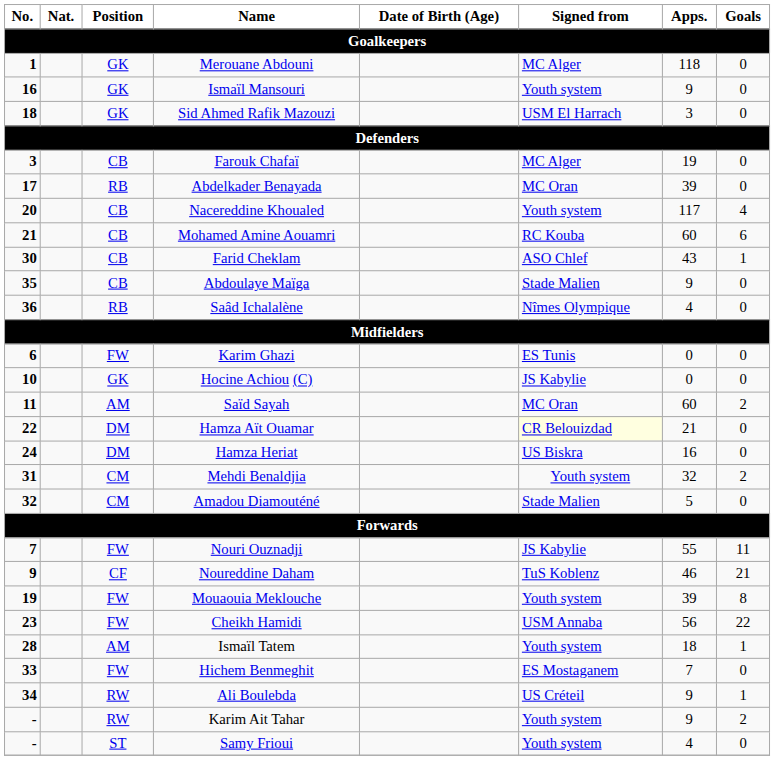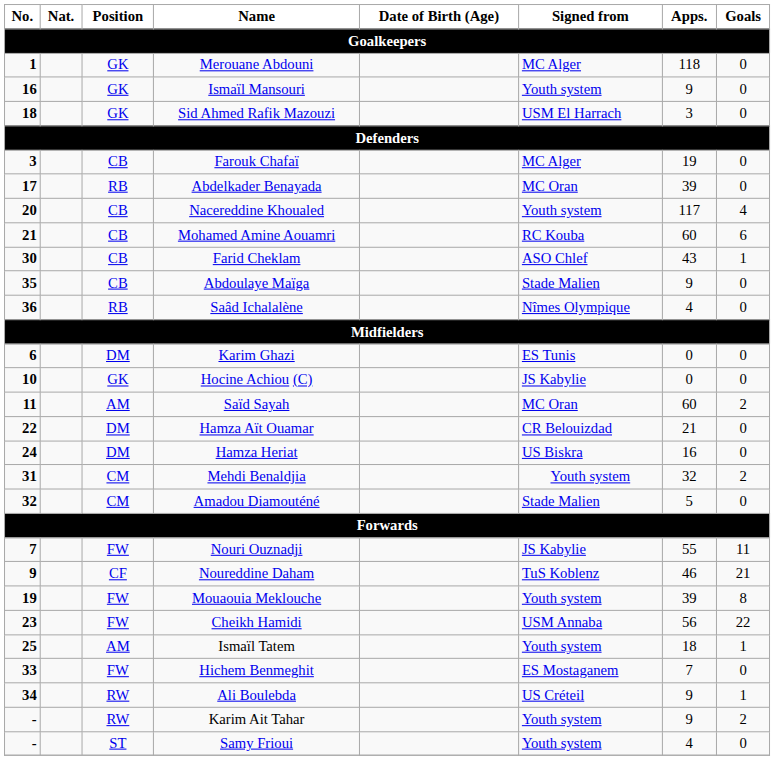(118, 356) FW -> (118, 356) DM
(567, 428) lightyellow background -> (567, 428) no background
(29, 646) 28 -> (29, 646) 25
